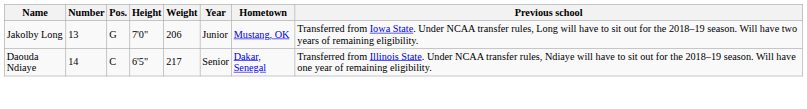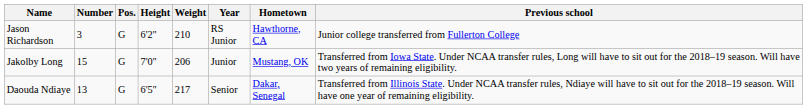+ row: (30, 34)
(73, 34) 13 -> (82, 62) 15
(73, 62) 14 -> (82, 90) 13
(113, 62) C -> (122, 90) G
